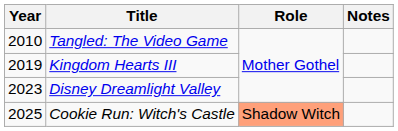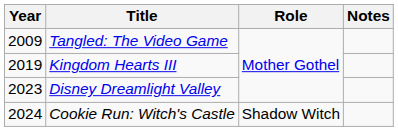(25, 41) 2010 -> (25, 41) 2009
(25, 114) 2025 -> (25, 114) 2024
(291, 114) lightsalmon background -> (291, 114) no background
